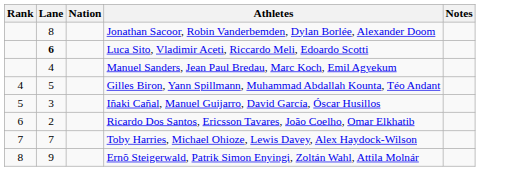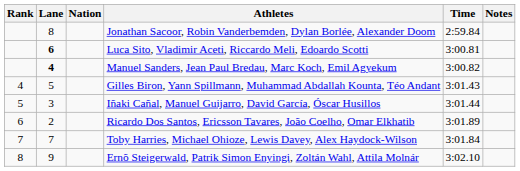+ column: (463, 13)
(51, 67) normal -> (51, 67) bold
